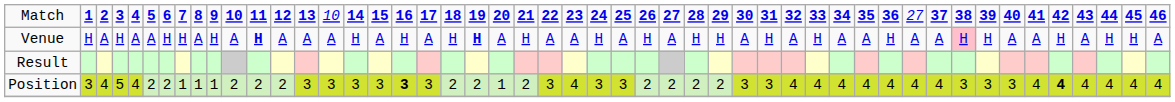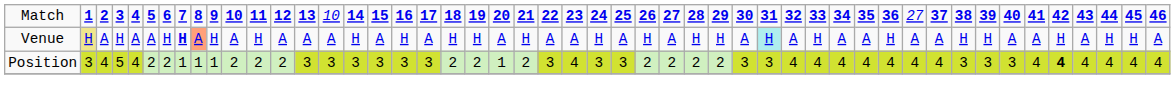(89, 39) no background -> (89, 39) khaki background
(183, 39) normal -> (183, 39) bold
(198, 39) no background -> (198, 39) lightsalmon background
(258, 39) bold -> (258, 39) normal
(477, 39) bold -> (477, 39) normal
(769, 39) no background -> (769, 39) paleturquoise background
(963, 39) pink background -> (963, 39) no background
- row: (43, 62)
(404, 85) bold -> (404, 62) normal
